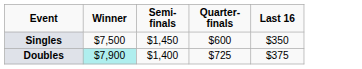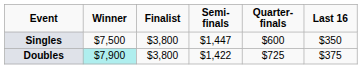+ column: (163, 19)
(163, 40) $1,450 -> (216, 40) $1,447
(163, 56) $1,400 -> (216, 56) $1,422
